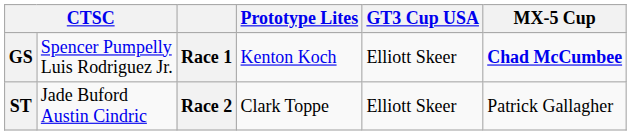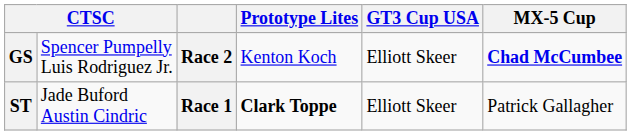(207, 57) Race 1 -> (207, 57) Race 2
(207, 105) Race 2 -> (207, 105) Race 1
(285, 105) normal -> (289, 105) bold
